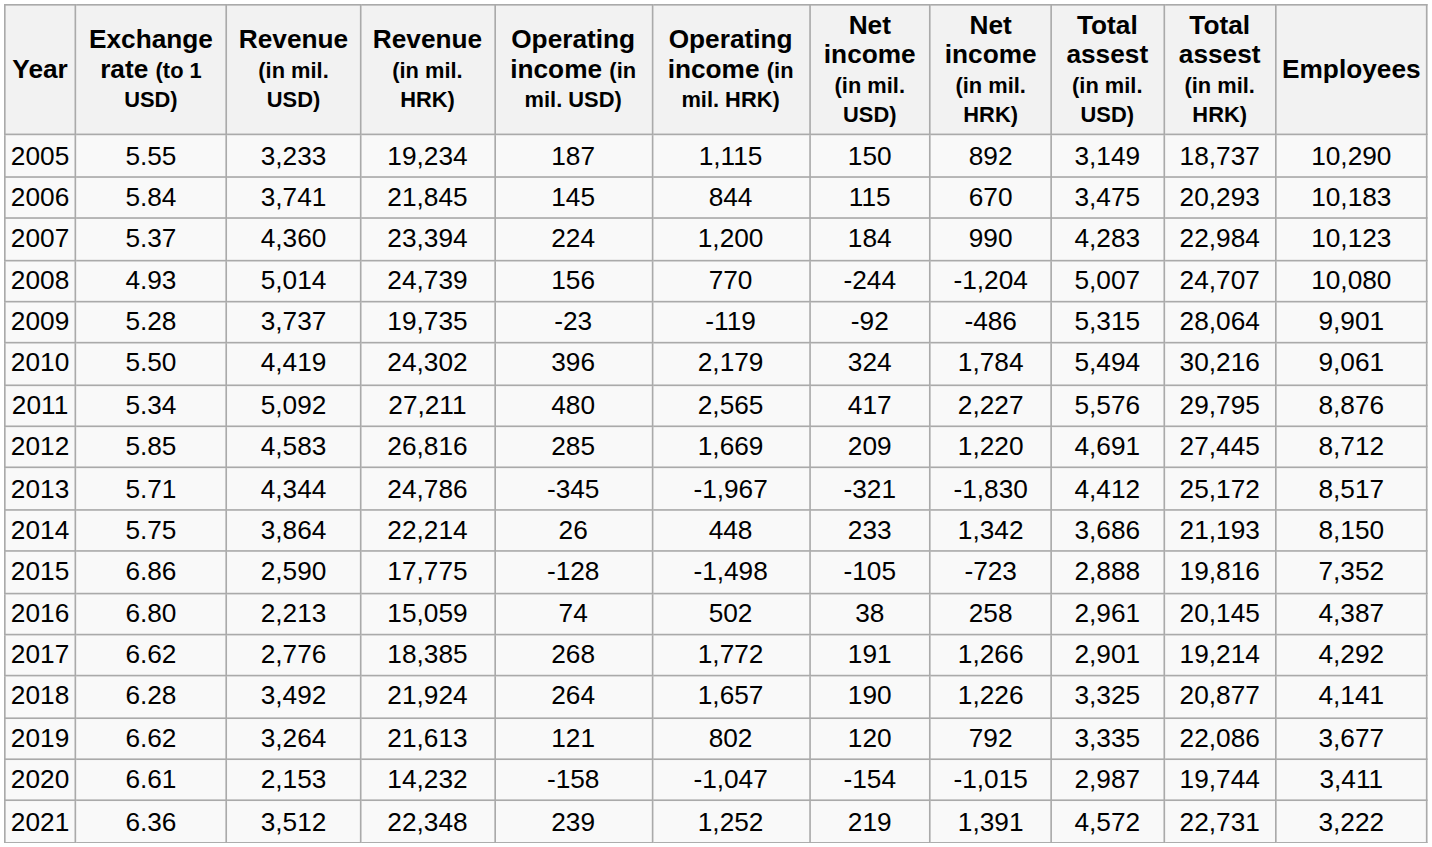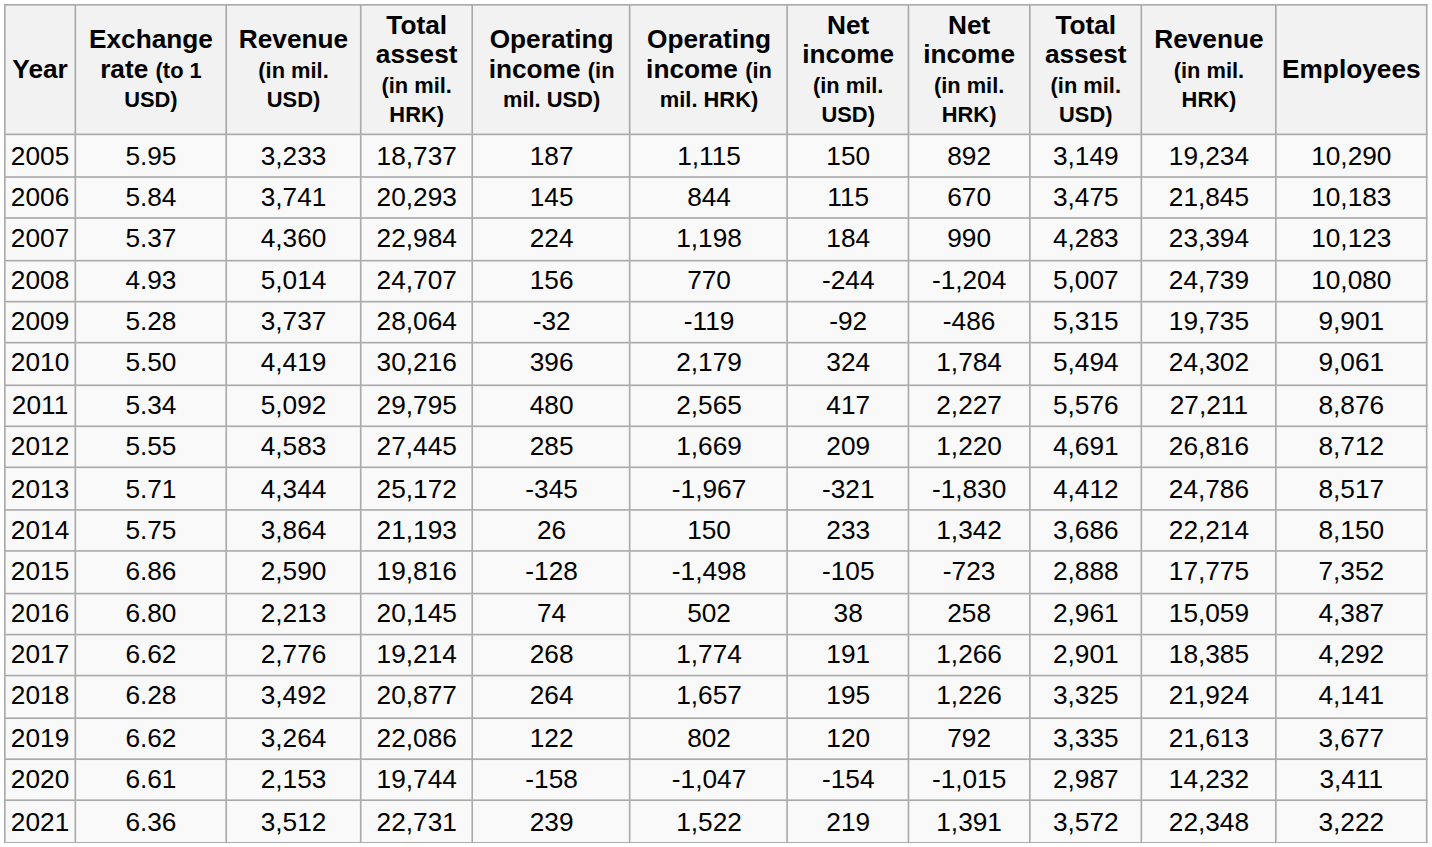columns swapped: (427, 69) <-> (1220, 69)
(151, 155) 5.55 -> (151, 155) 5.95
(731, 238) 1,200 -> (709, 238) 1,198
(573, 321) -23 -> (552, 321) -32
(151, 446) 5.85 -> (151, 446) 5.55
(731, 530) 448 -> (709, 530) 150
(731, 654) 1,772 -> (709, 654) 1,774
(870, 696) 190 -> (848, 696) 195
(573, 738) 121 -> (552, 738) 122
(731, 821) 1,252 -> (709, 821) 1,522
(1107, 821) 4,572 -> (1086, 821) 3,572
